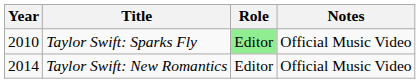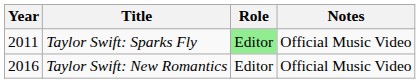(24, 41) 2010 -> (23, 41) 2011
(24, 66) 2014 -> (24, 66) 2016
